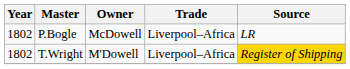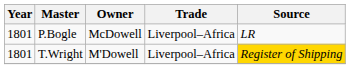(20, 34) 1802 -> (20, 34) 1801
(20, 53) 1802 -> (20, 53) 1801
